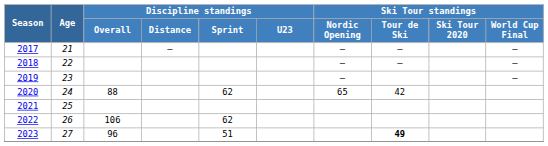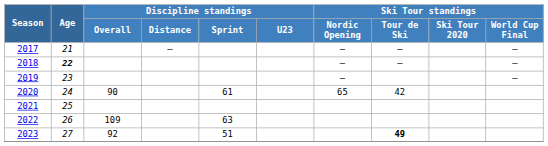(67, 64) normal -> (67, 64) bold
(113, 92) 88 -> (113, 92) 90
(227, 92) 62 -> (227, 92) 61
(113, 121) 106 -> (113, 121) 109
(227, 121) 62 -> (227, 121) 63
(113, 135) 96 -> (113, 135) 92
